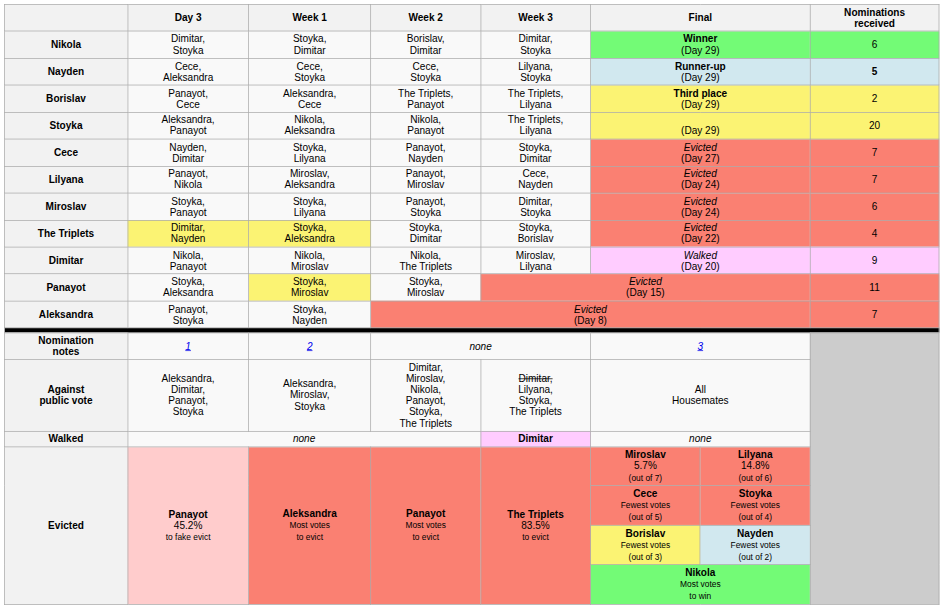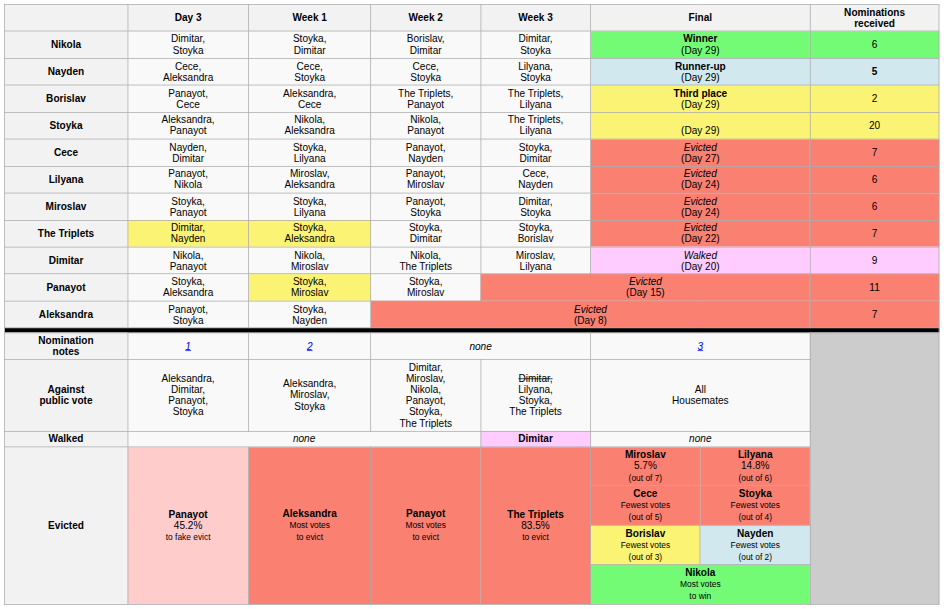(875, 179) 7 -> (875, 179) 6
(875, 233) 4 -> (875, 233) 7
